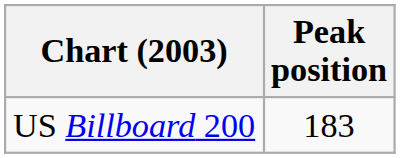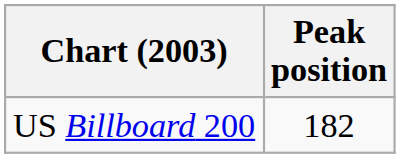(329, 124) 183 -> (329, 124) 182
